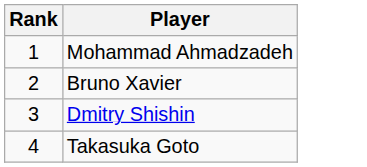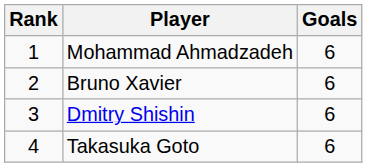+ column: (330, 20)
